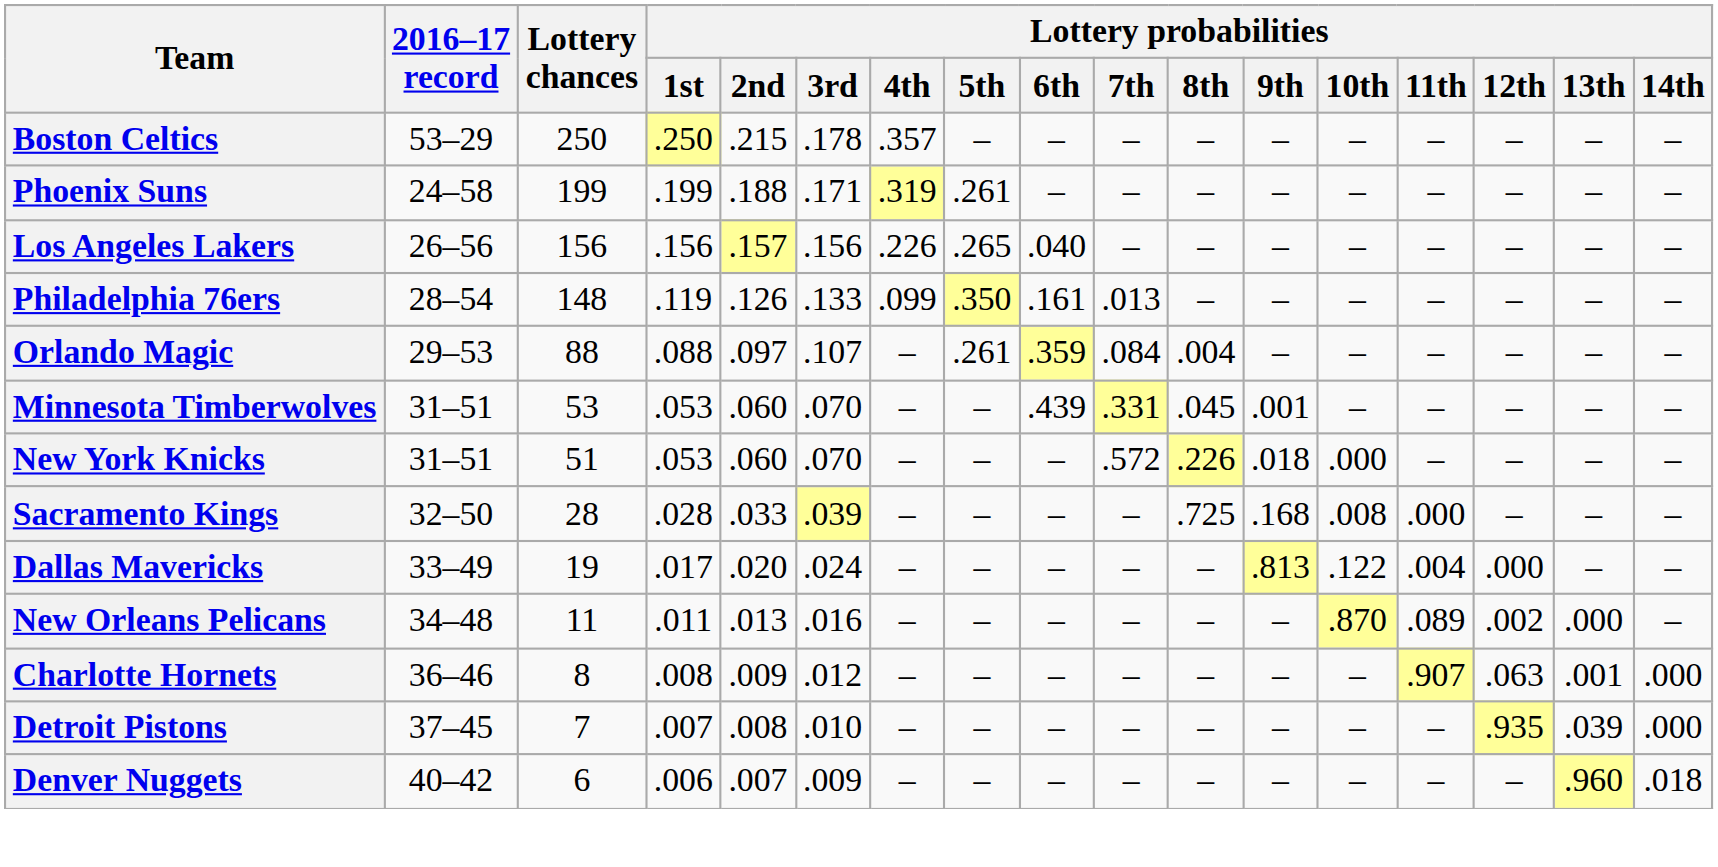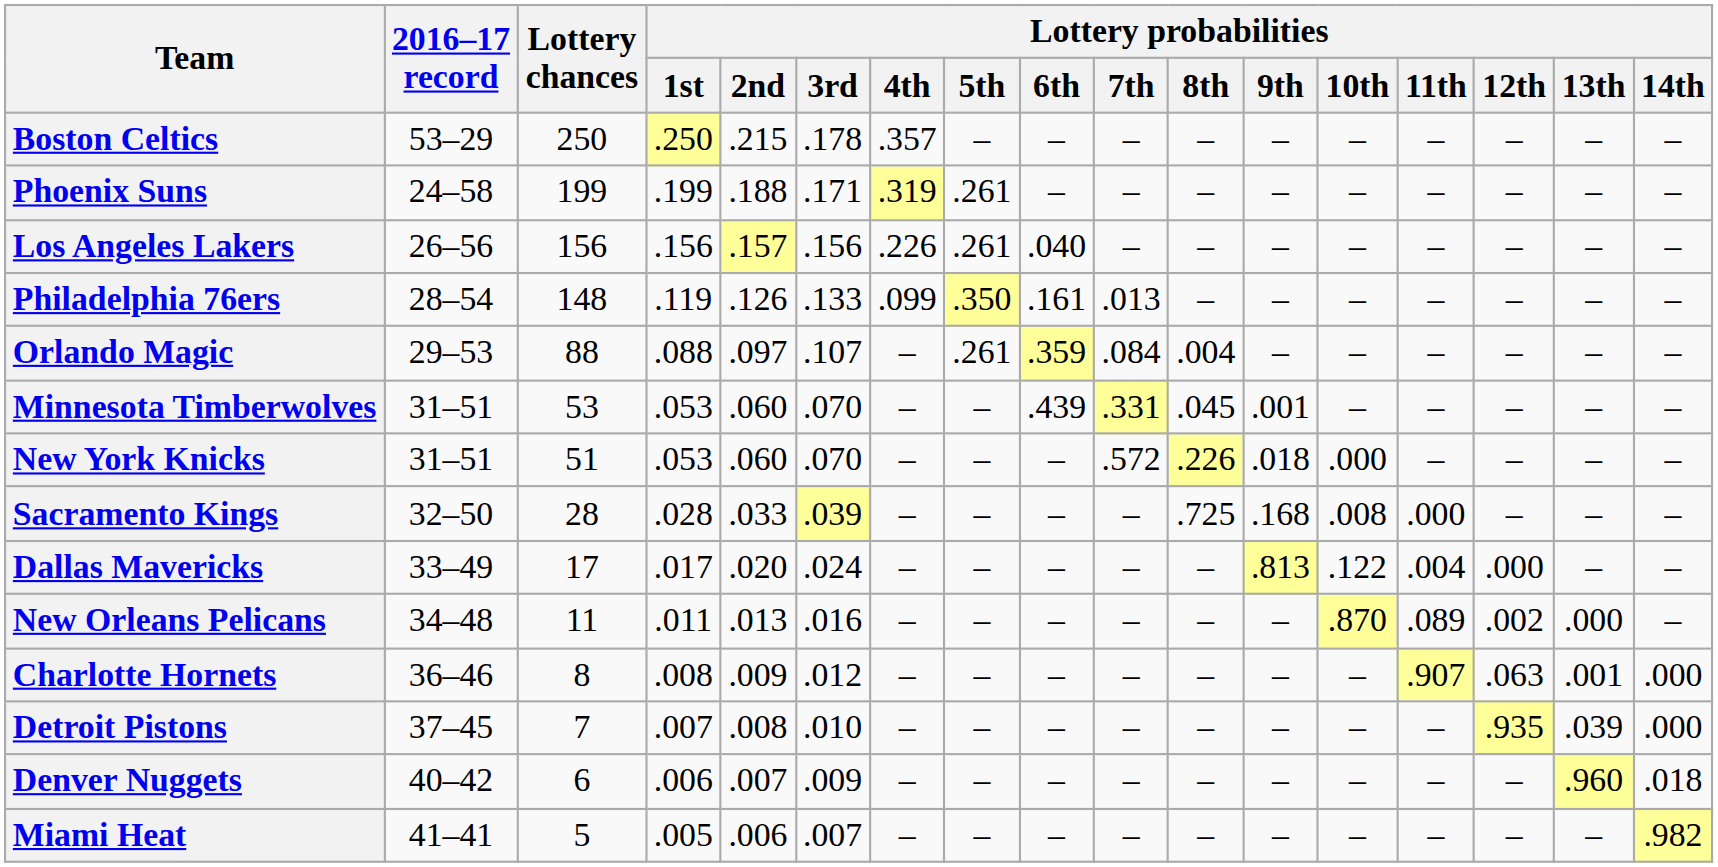(982, 245) .265 -> (982, 245) .261
(582, 566) 19 -> (582, 566) 17
+ row: (100, 834)
